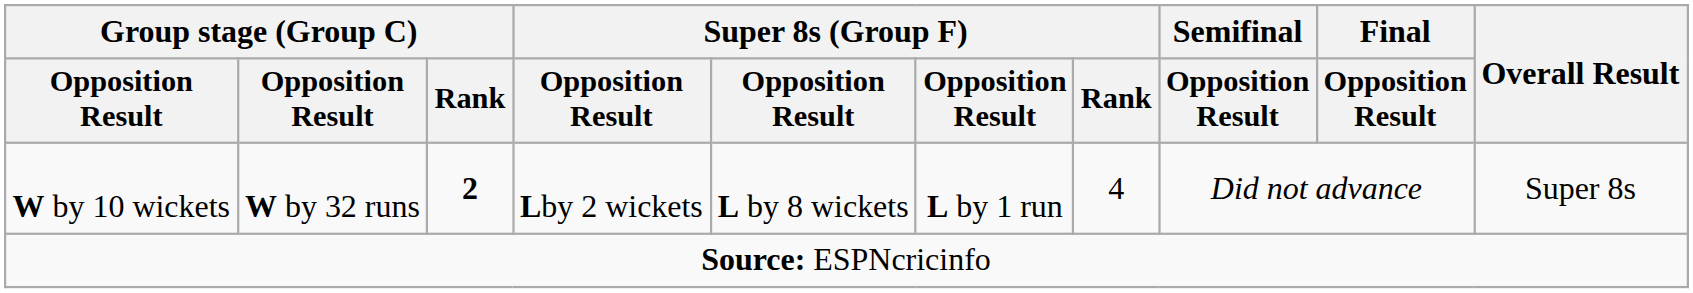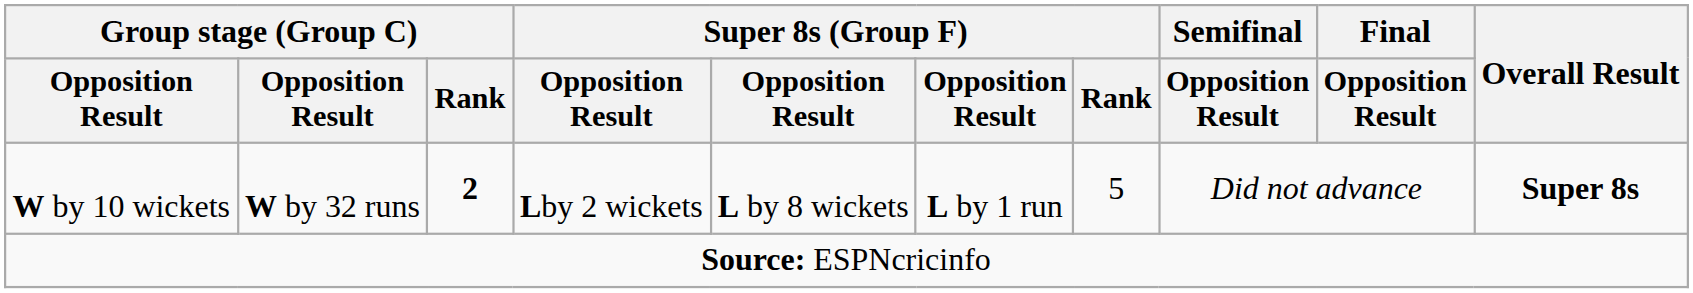(1116, 188) 4 -> (1116, 188) 5
(1580, 188) normal -> (1580, 188) bold
